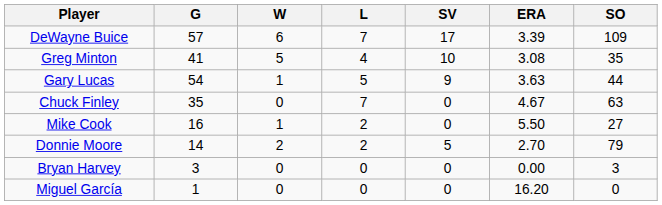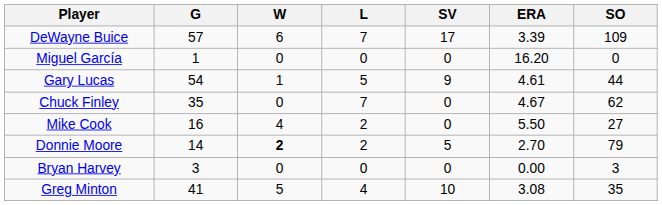rows swapped: (79, 59) <-> (79, 189)
(531, 80) 3.63 -> (531, 80) 4.61
(615, 102) 63 -> (615, 102) 62
(280, 124) 1 -> (280, 124) 4
(280, 146) normal -> (280, 146) bold
